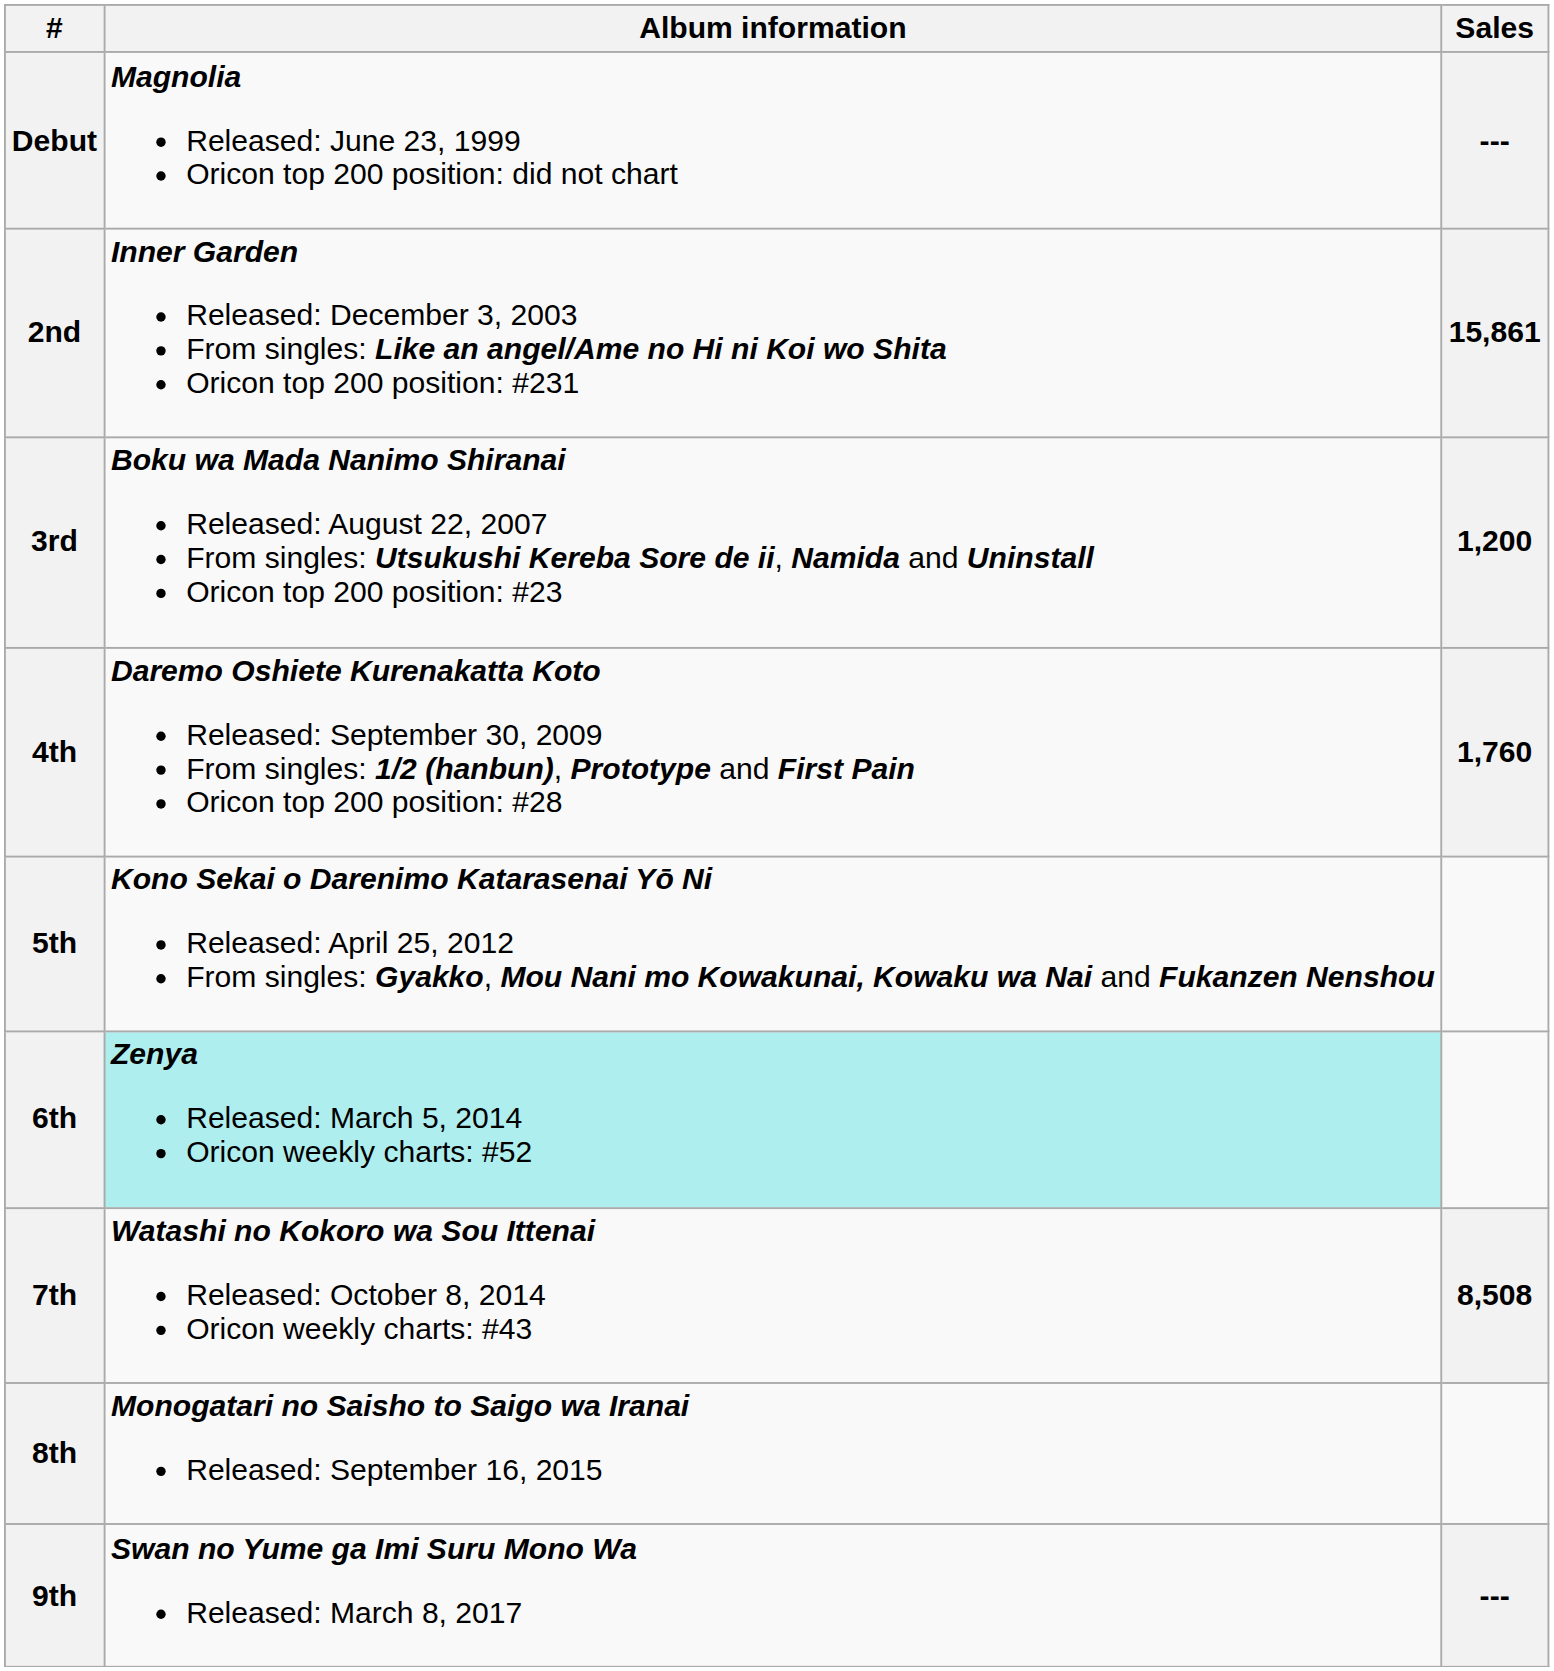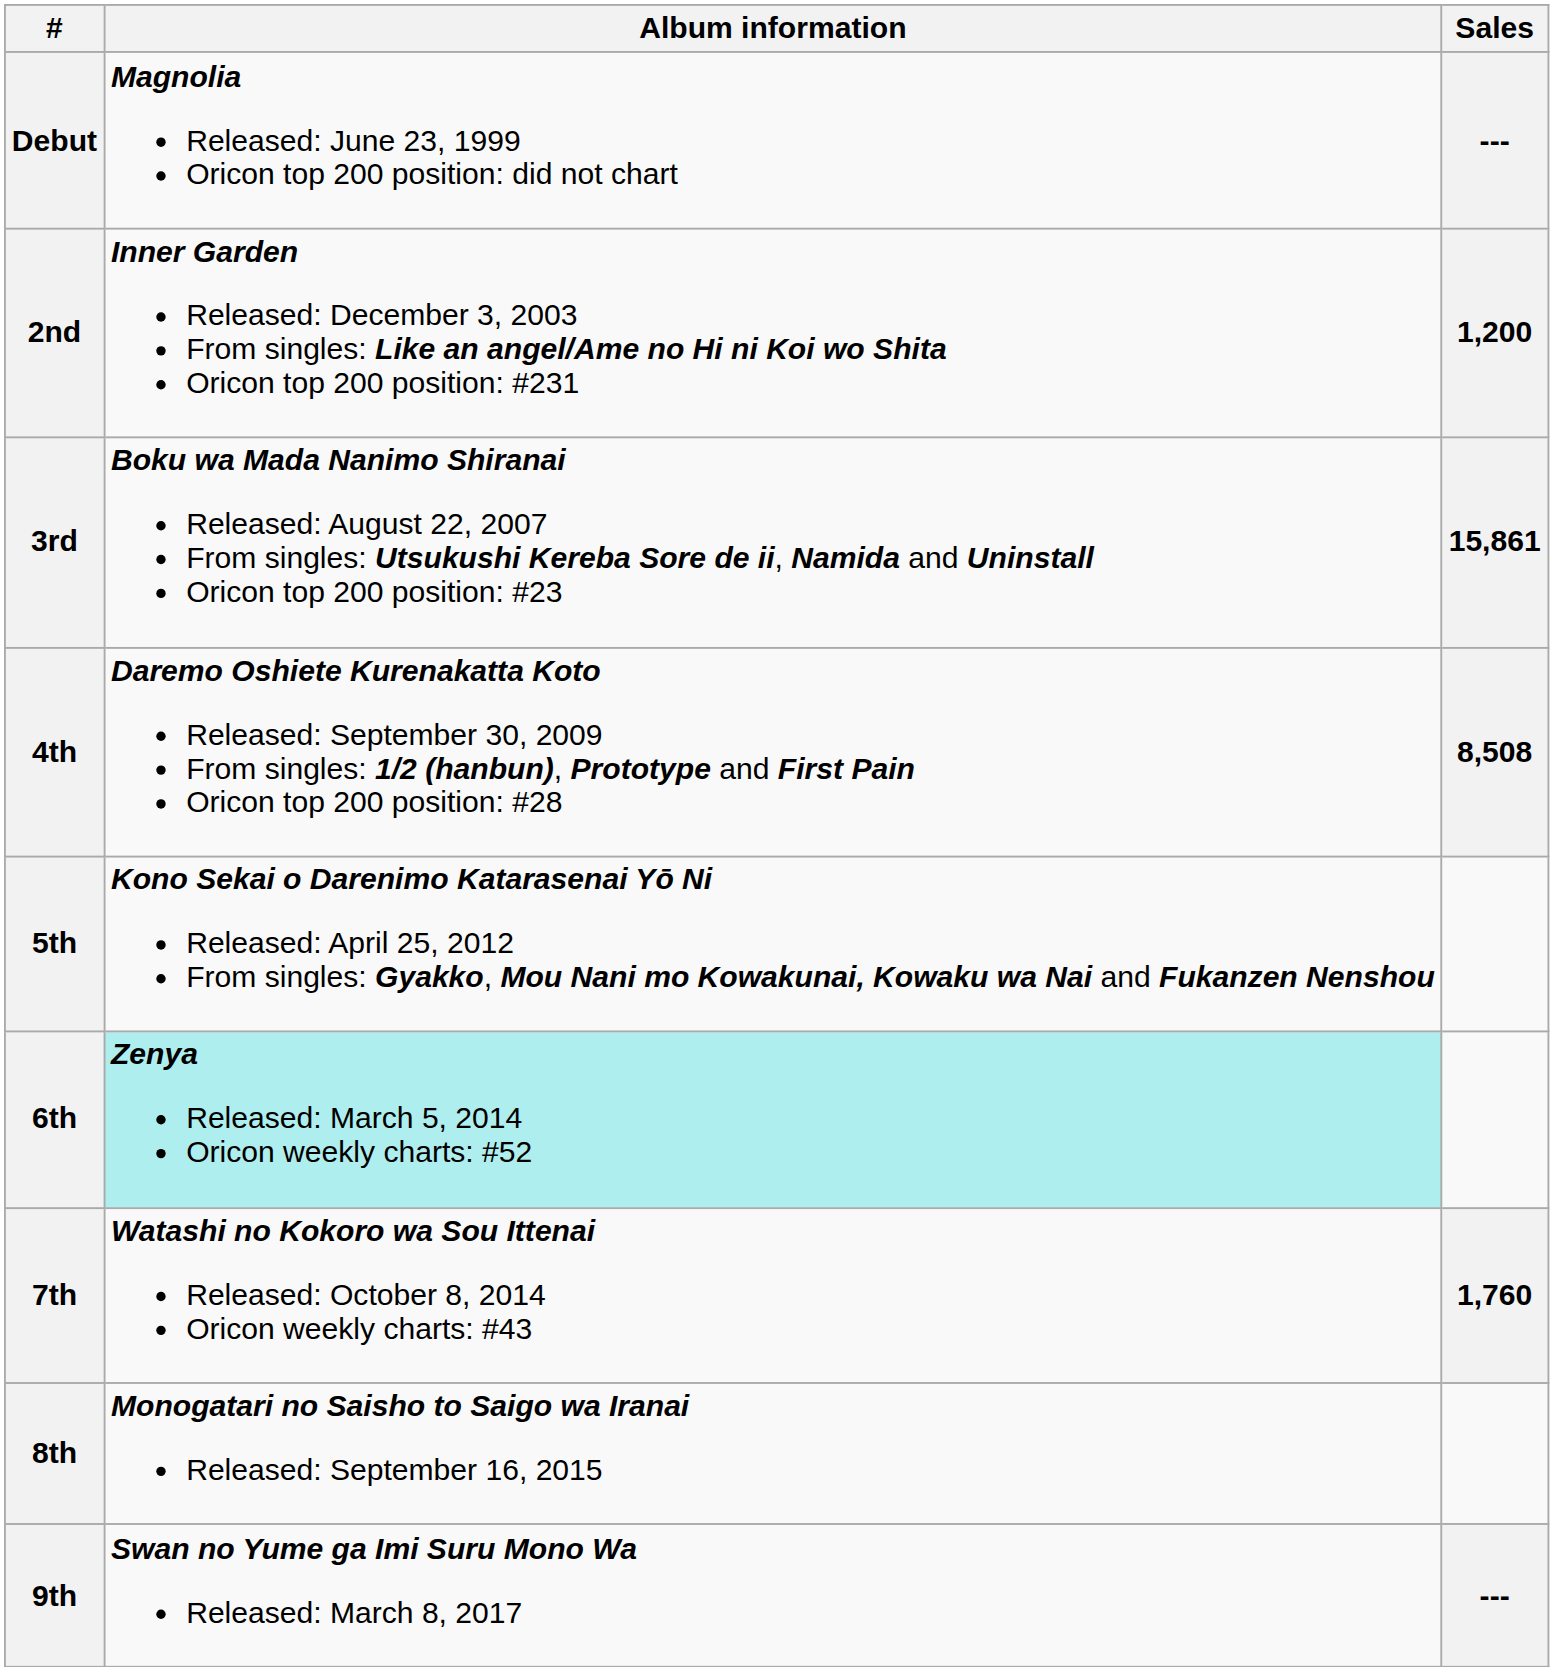(1495, 332) 15,861 -> (1495, 332) 1,200
(1495, 541) 1,200 -> (1495, 541) 15,861
(1495, 751) 1,760 -> (1495, 751) 8,508
(1495, 1294) 8,508 -> (1495, 1294) 1,760
